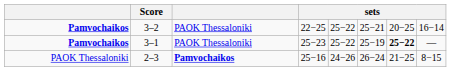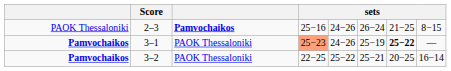rows swapped: (151, 27) <-> (151, 58)
(313, 43) no background -> (313, 43) lightsalmon background
(343, 43) 25−22 -> (343, 43) 24−26
